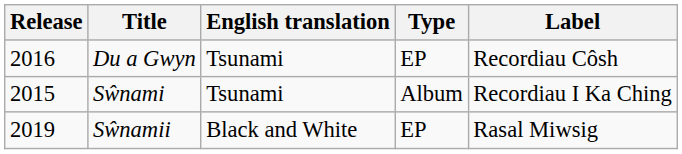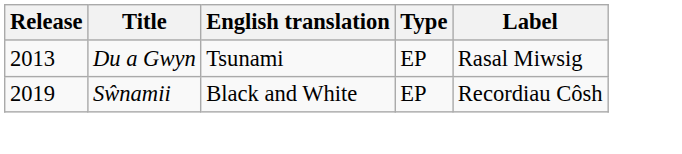(32, 58) 2016 -> (32, 58) 2013
(546, 58) Recordiau Côsh -> (520, 58) Rasal Miwsig
- row: (129, 93)
(536, 129) Rasal Miwsig -> (530, 93) Recordiau Côsh
